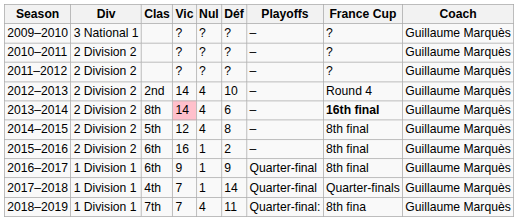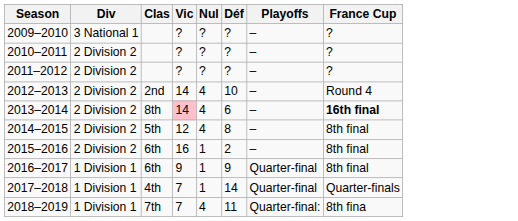- column: (458, 14)
